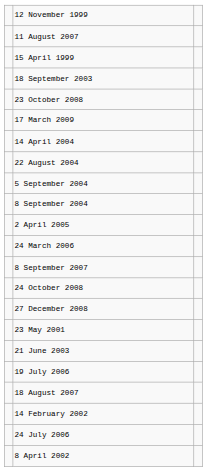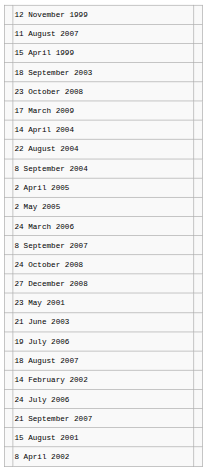- row: (51, 183)
+ row: (37, 207)
+ row: (53, 418)
+ row: (46, 437)
